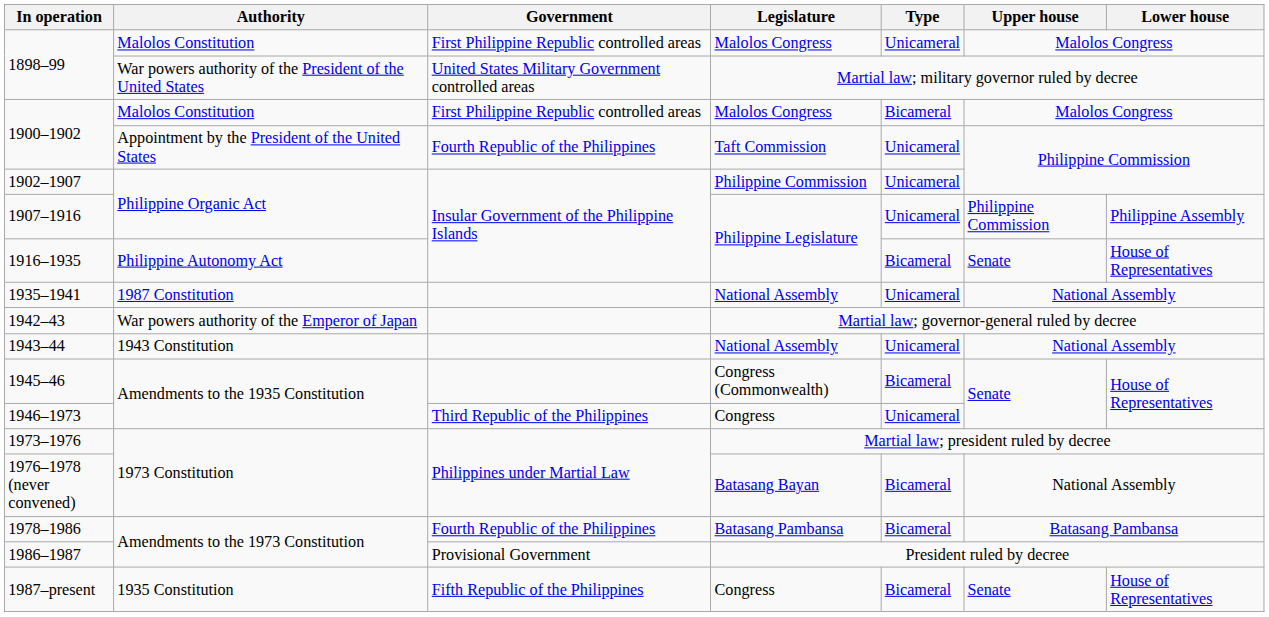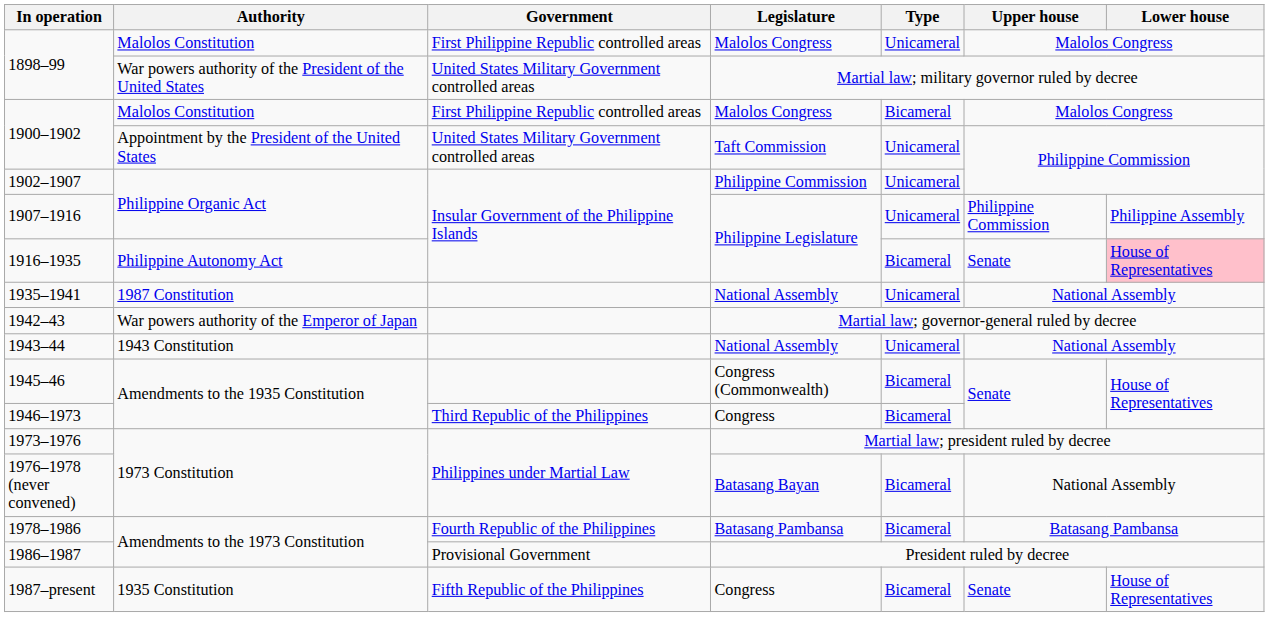(543, 147) Fourth Republic of the Philippines -> (546, 147) United States Military Government controlled areas
(1161, 260) no background -> (1161, 260) pink background
(922, 415) Unicameral -> (918, 415) Bicameral
